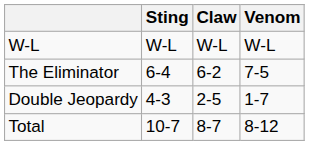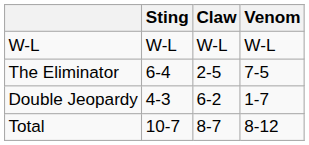(209, 72) 6-2 -> (209, 72) 2-5
(209, 99) 2-5 -> (209, 99) 6-2
